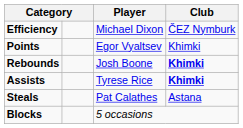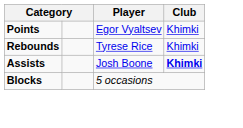- row: (32, 30)
(124, 64) Josh Boone -> (124, 47) Tyrese Rice
(186, 64) bold -> (183, 47) normal
(124, 81) Tyrese Rice -> (124, 64) Josh Boone
- row: (23, 98)
